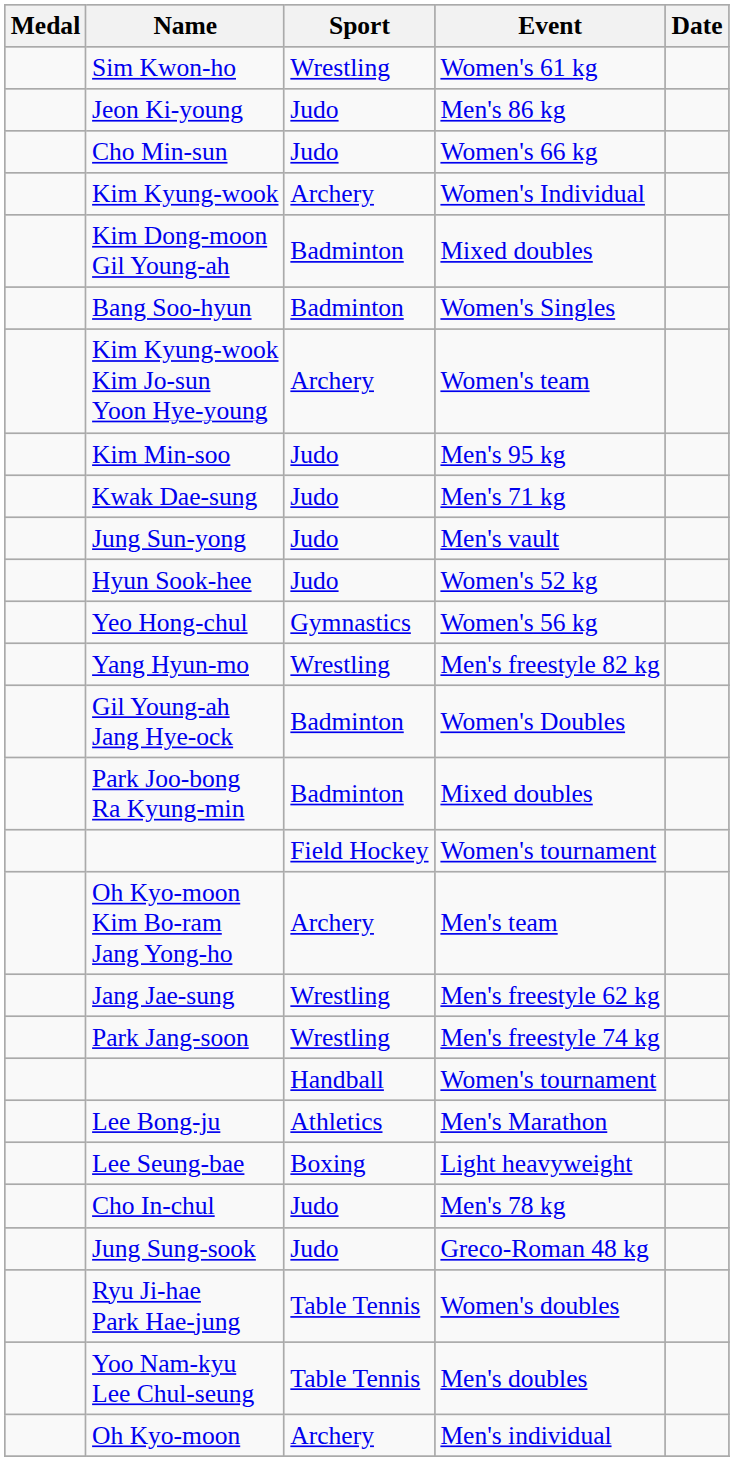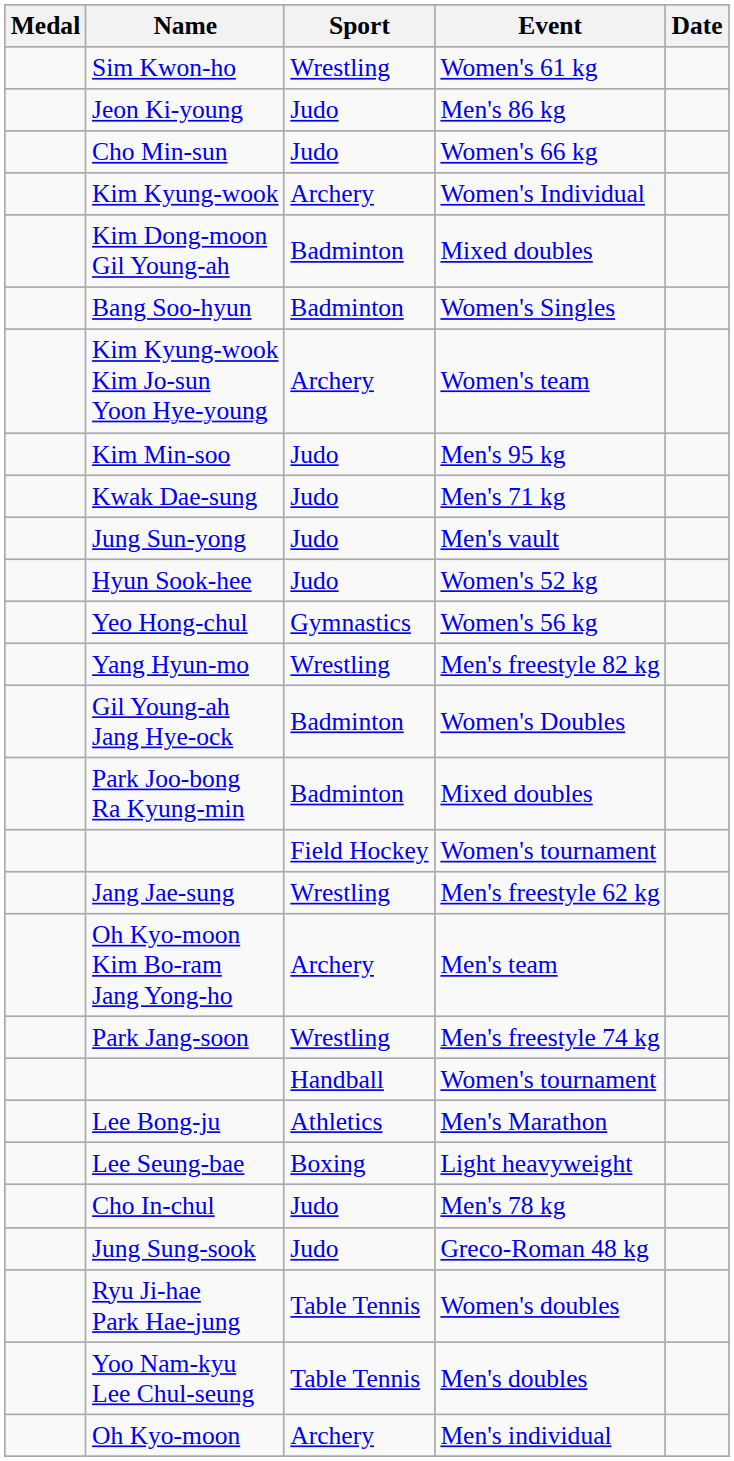rows swapped: (166, 922) <-> (163, 995)
